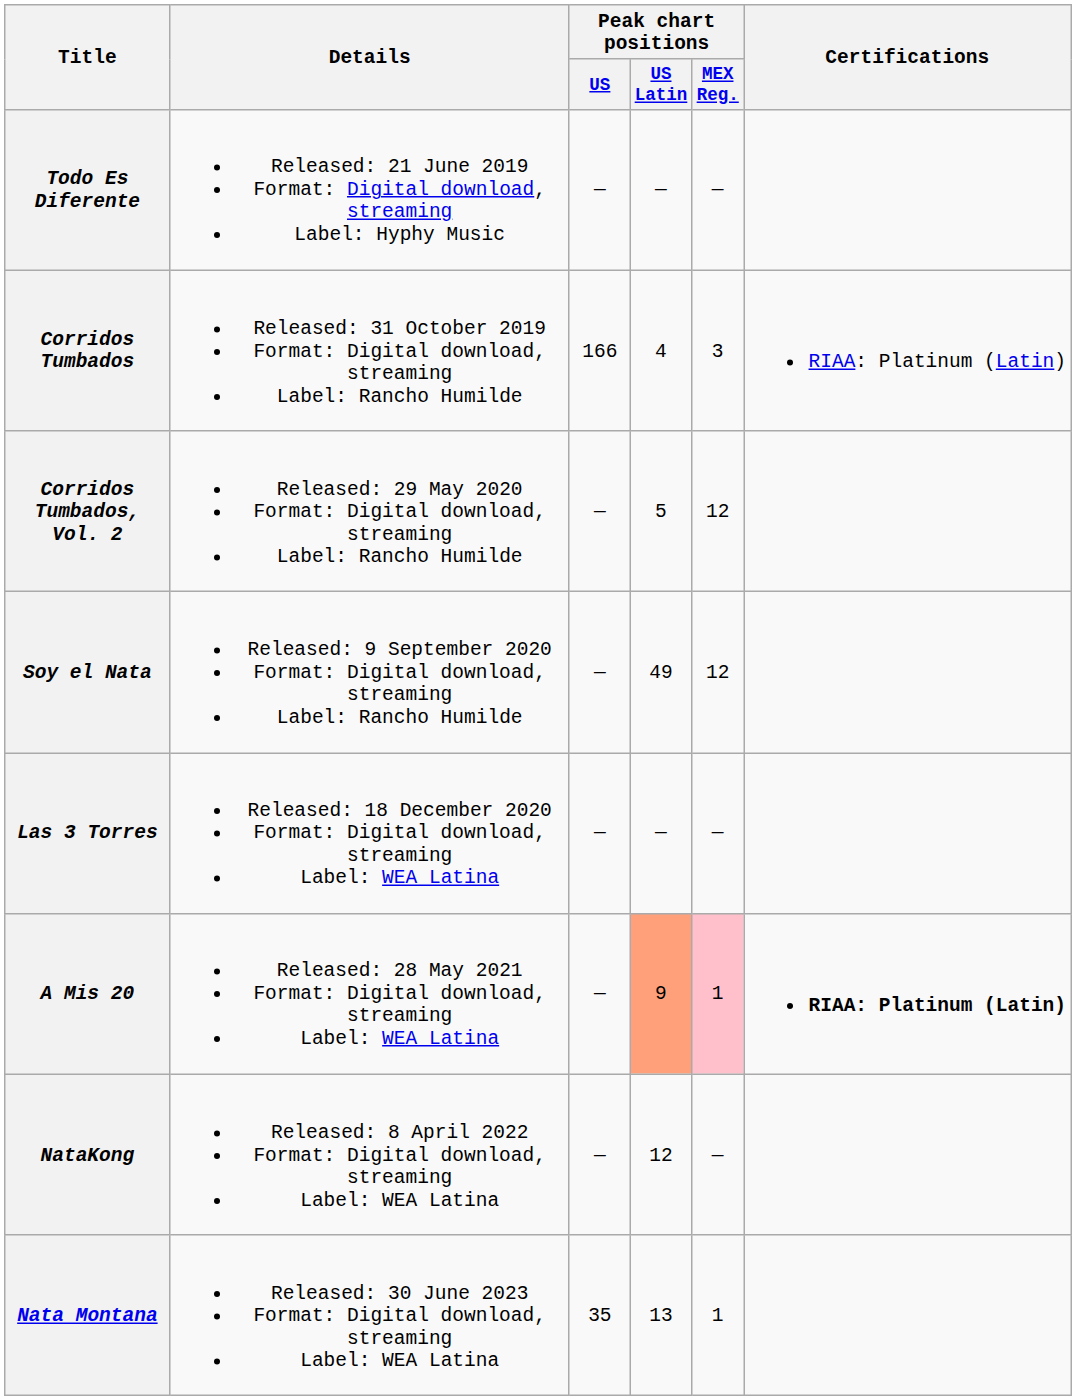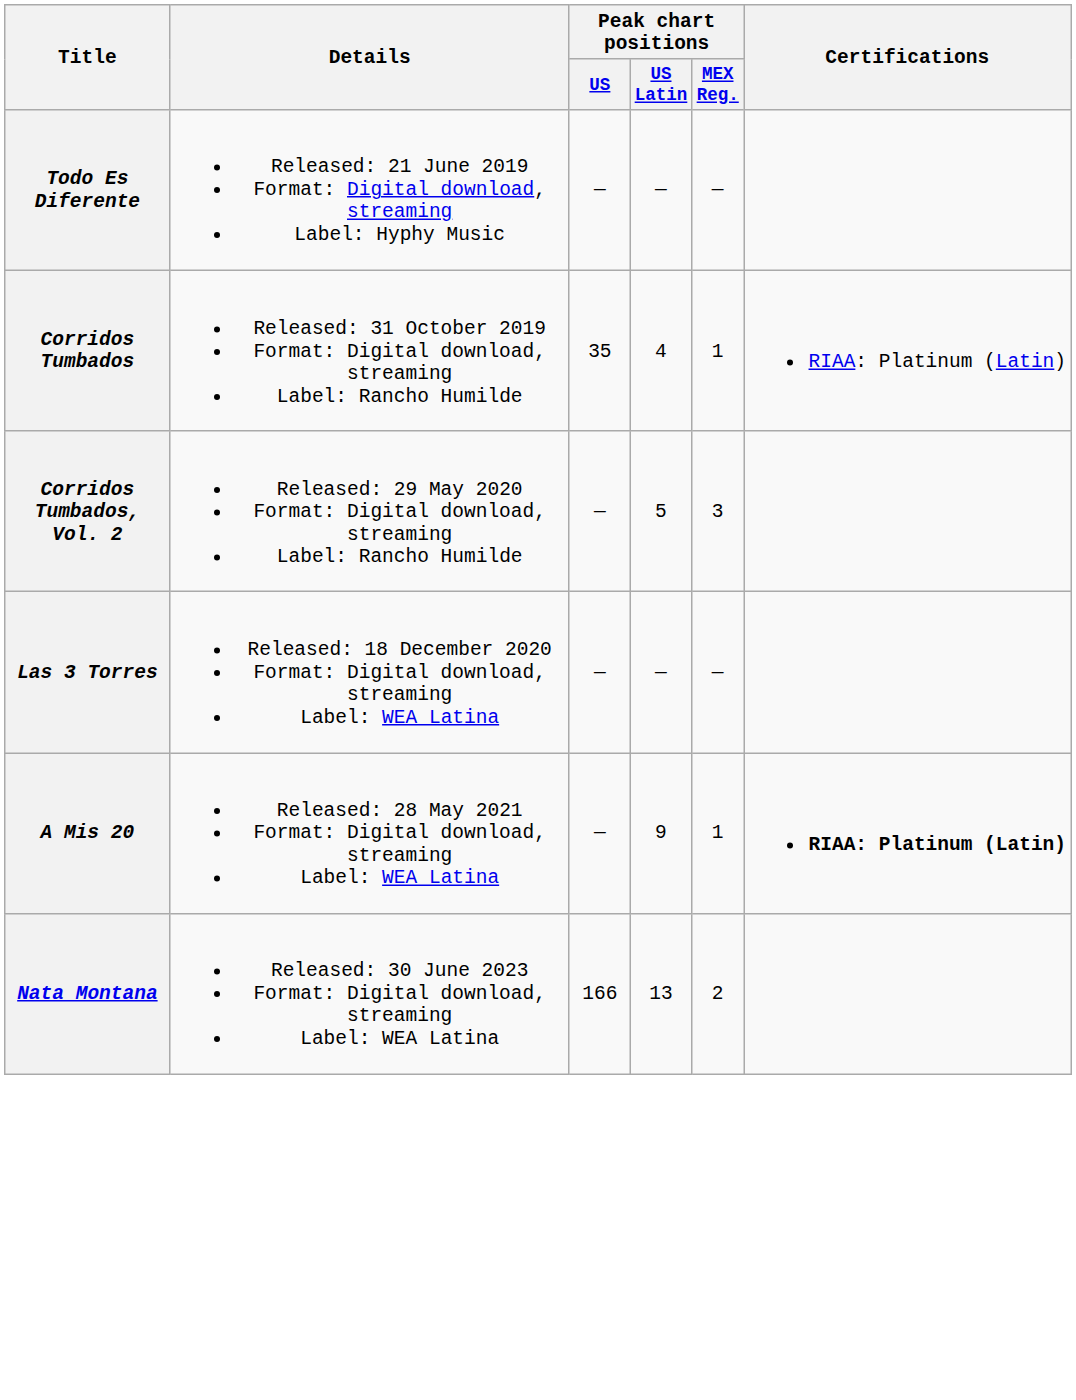(600, 351) 166 -> (600, 351) 35
(718, 351) 3 -> (718, 351) 1
(718, 511) 12 -> (718, 511) 3
- row: (87, 672)
(661, 994) lightsalmon background -> (661, 833) no background
(718, 994) pink background -> (718, 833) no background
- row: (87, 1155)
(600, 1315) 35 -> (600, 994) 166
(718, 1315) 1 -> (718, 994) 2
